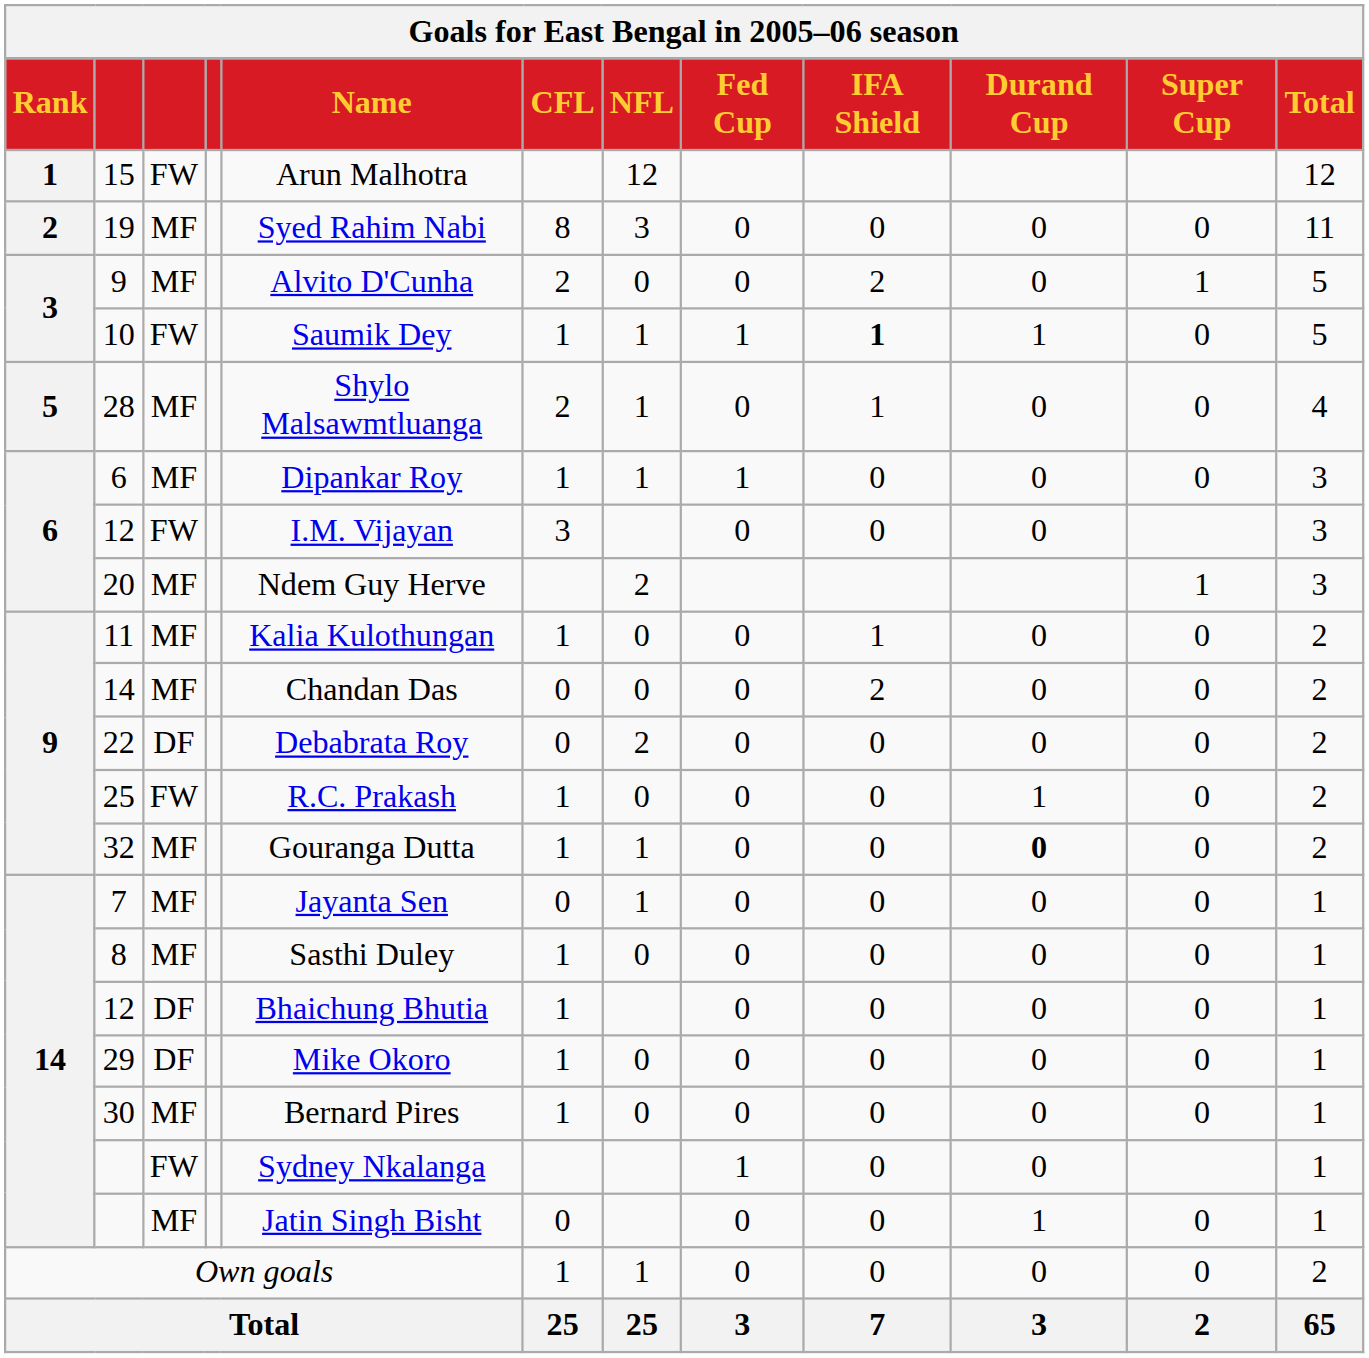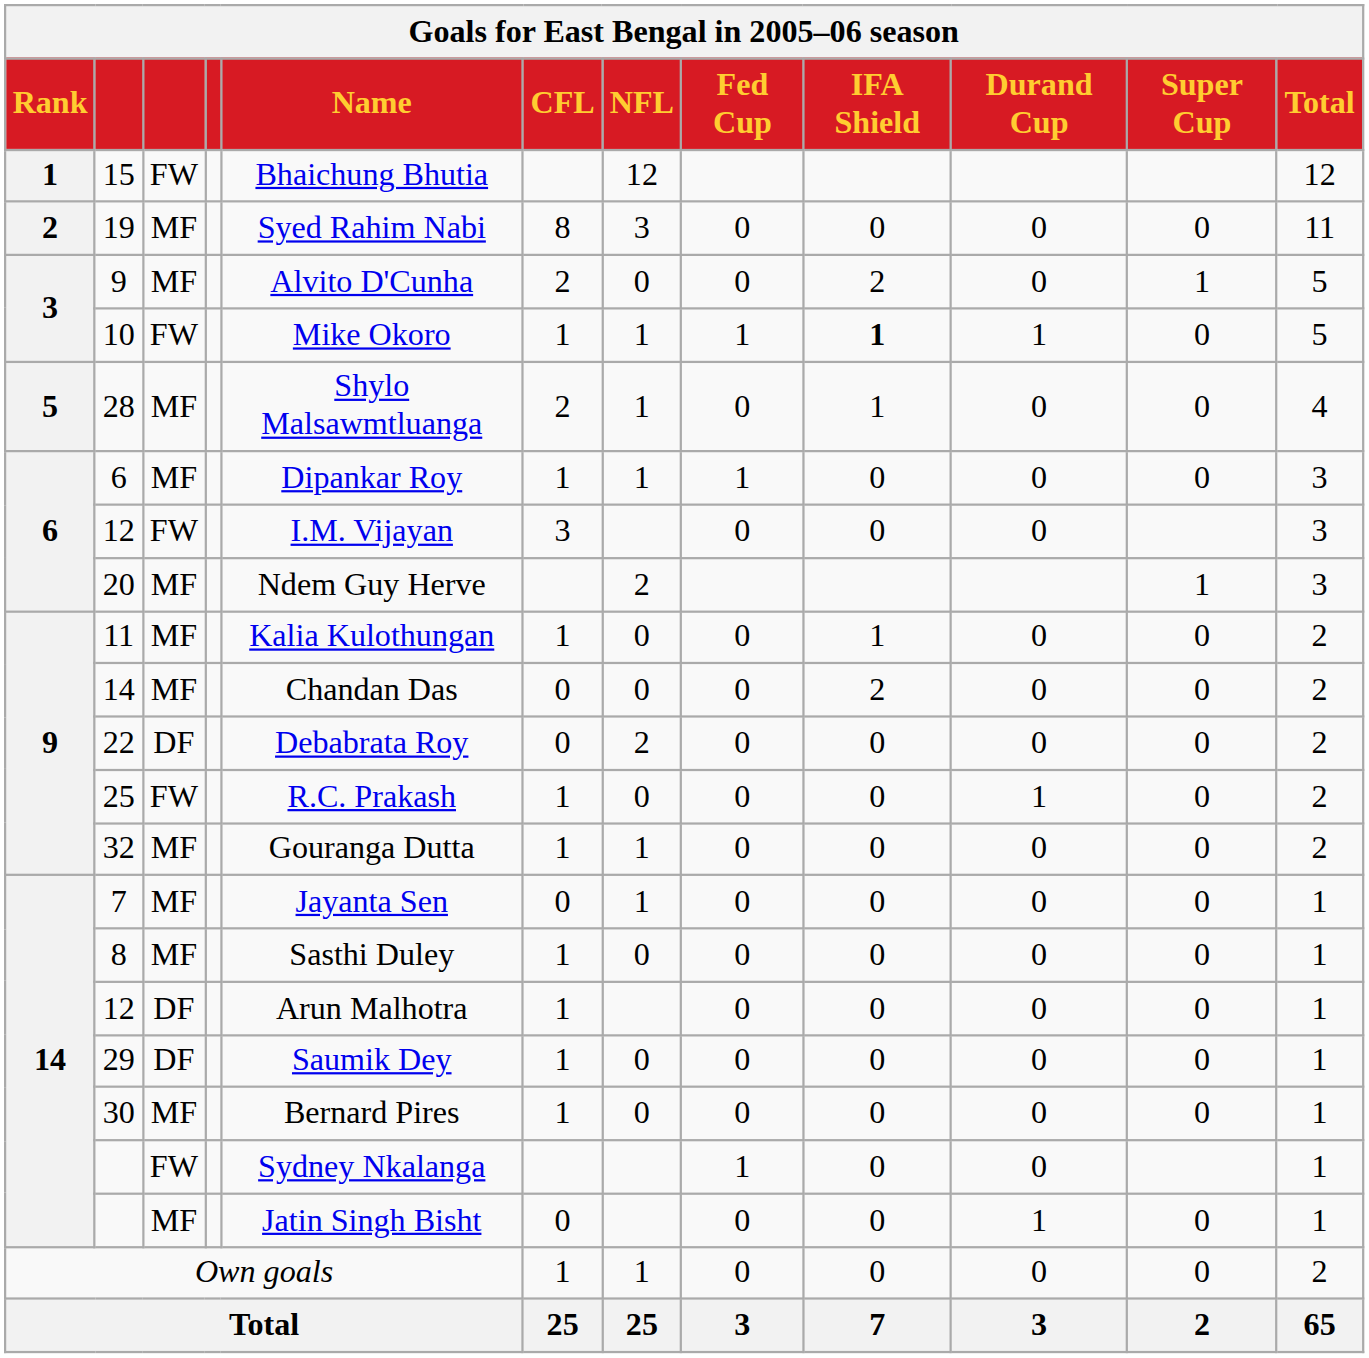(372, 175) Arun Malhotra -> (372, 175) Bhaichung Bhutia
(372, 334) Saumik Dey -> (372, 334) Mike Okoro
(1039, 848) bold -> (1039, 848) normal
(372, 1007) Bhaichung Bhutia -> (372, 1007) Arun Malhotra
(372, 1060) Mike Okoro -> (372, 1060) Saumik Dey
